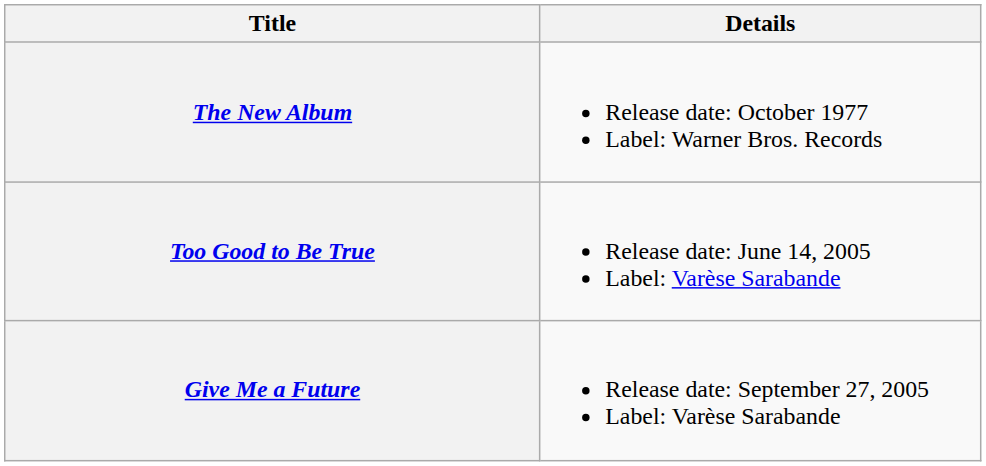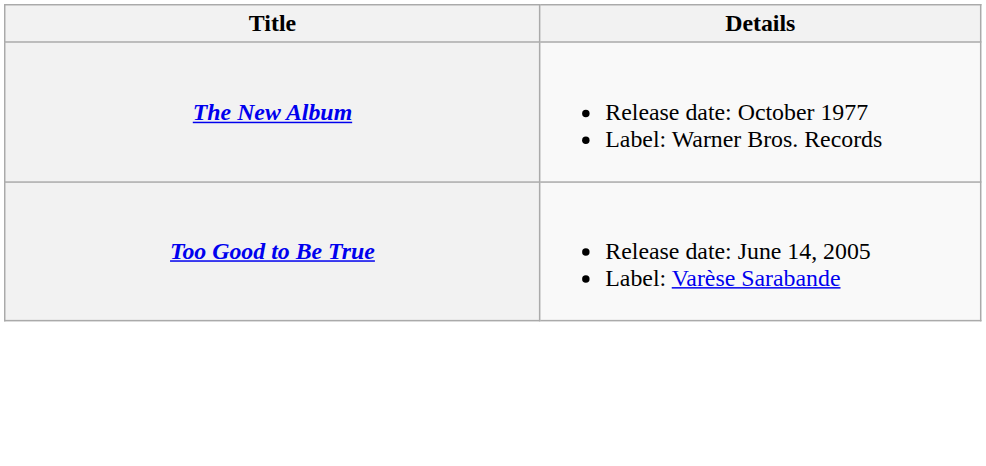- row: (272, 390)
